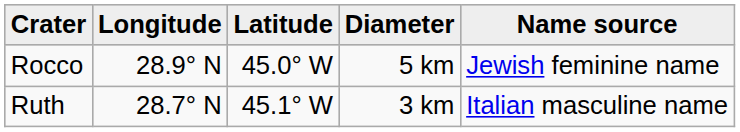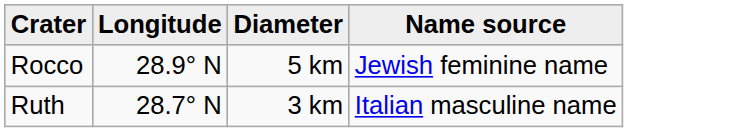- column: (283, 24)
